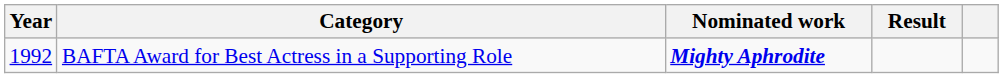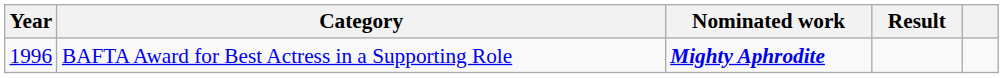(31, 55) 1992 -> (31, 55) 1996
